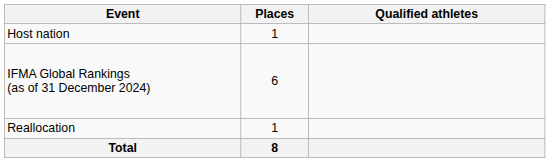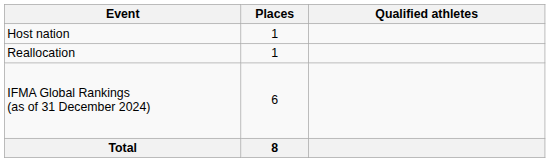rows swapped: (79, 81) <-> (41, 128)
